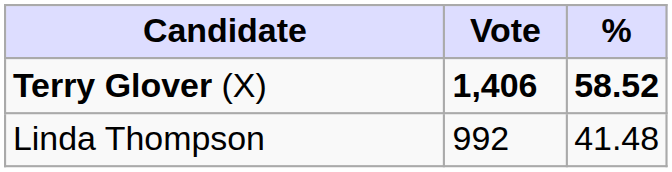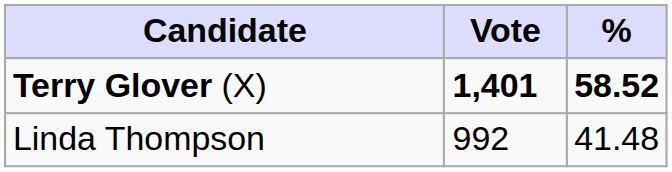(495, 85) 1,406 -> (495, 85) 1,401
